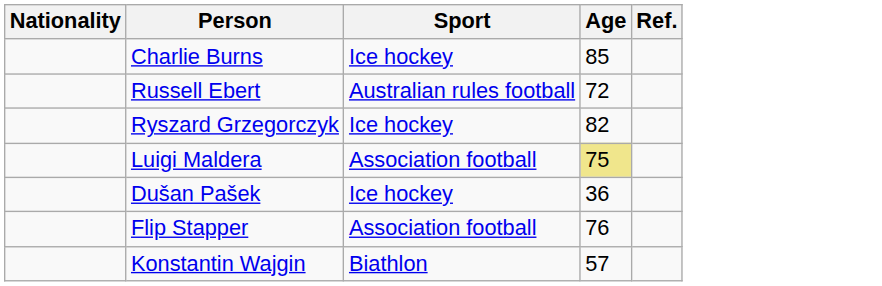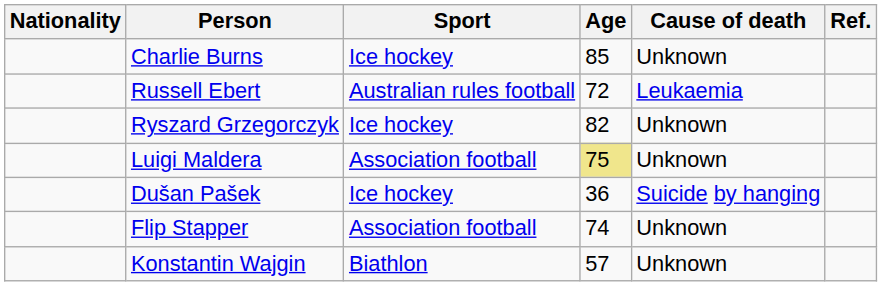+ column: (728, 21)
(597, 228) 76 -> (597, 228) 74
